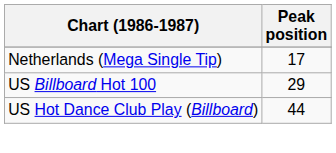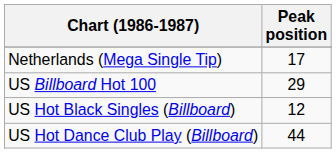+ row: (122, 110)
